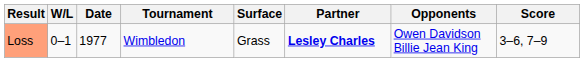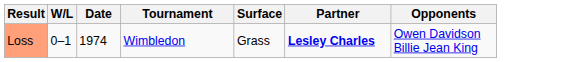- column: (538, 14)
(93, 40) 1977 -> (93, 40) 1974
